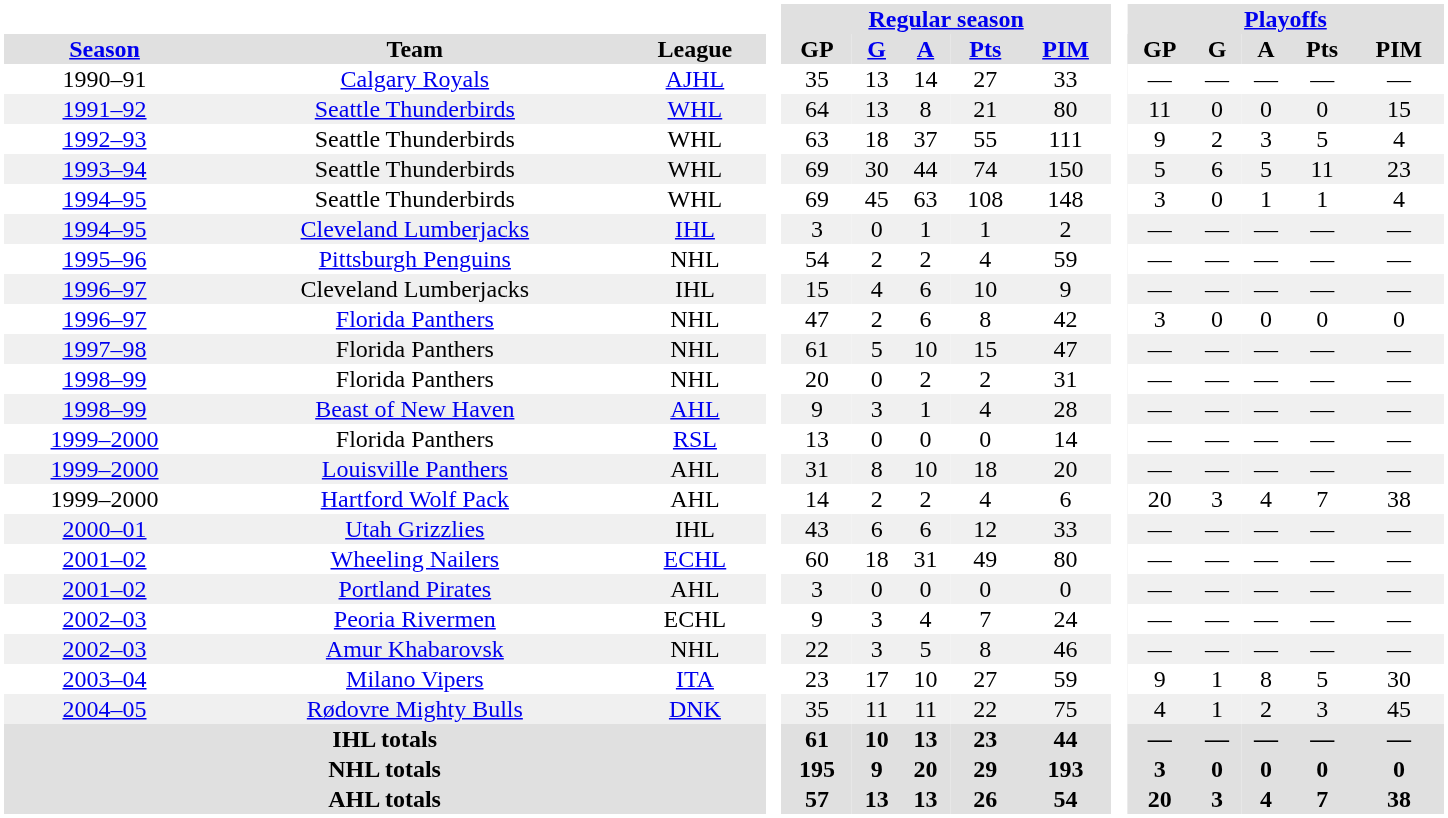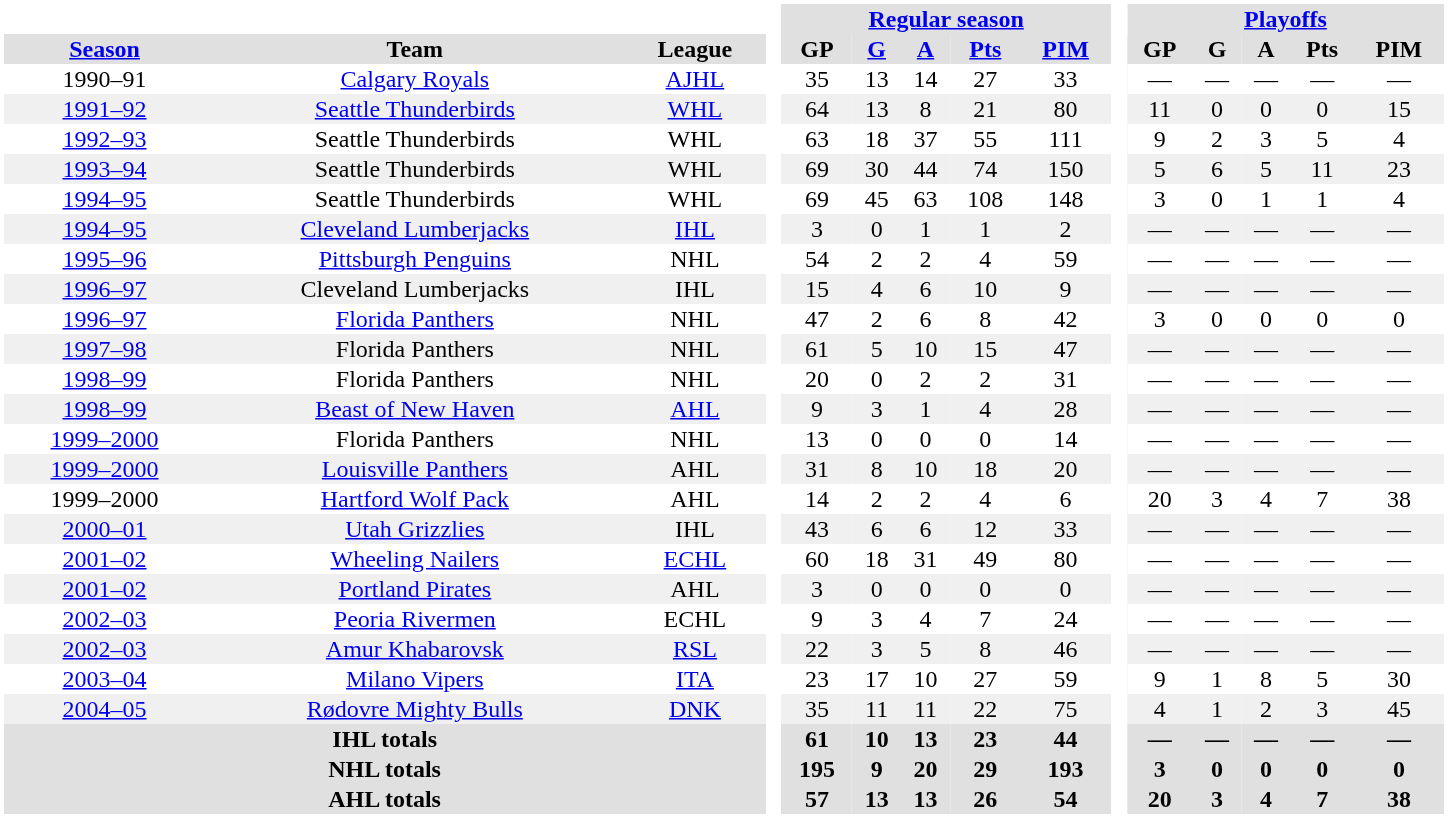(695, 438) RSL -> (695, 438) NHL
(695, 648) NHL -> (695, 648) RSL
